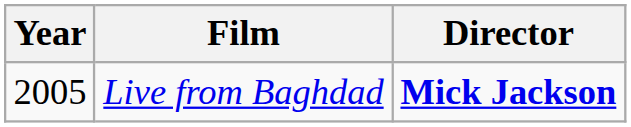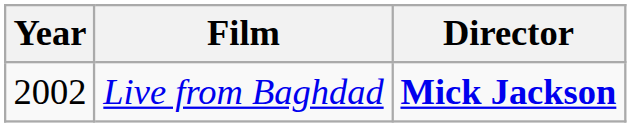(50, 91) 2005 -> (50, 91) 2002
